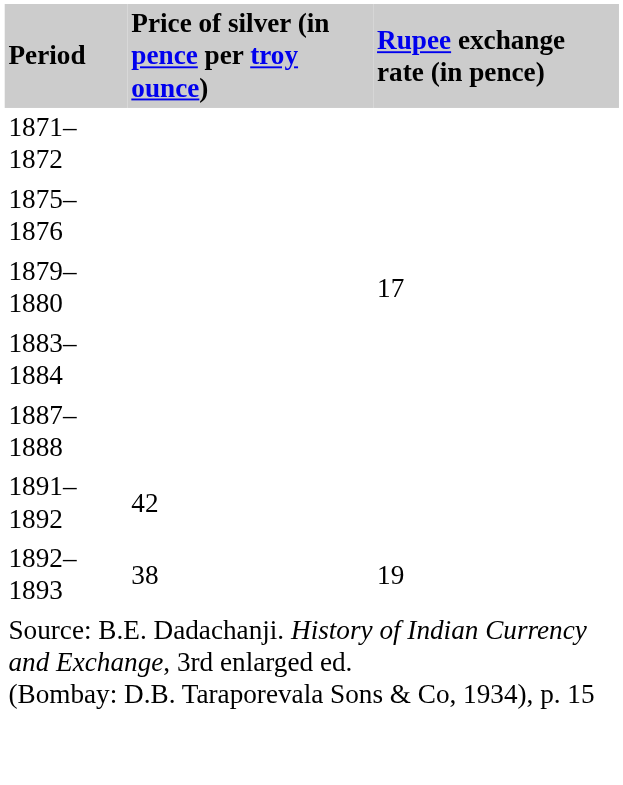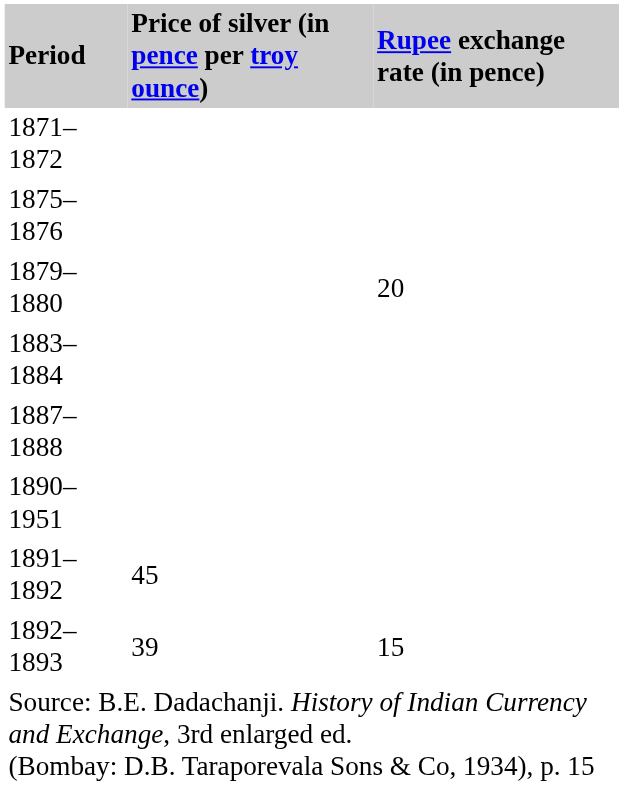(391, 287) 17 -> (391, 287) 20
+ row: (42, 502)
(145, 502) 42 -> (145, 574) 45
(145, 574) 38 -> (145, 646) 39
(391, 574) 19 -> (391, 646) 15
